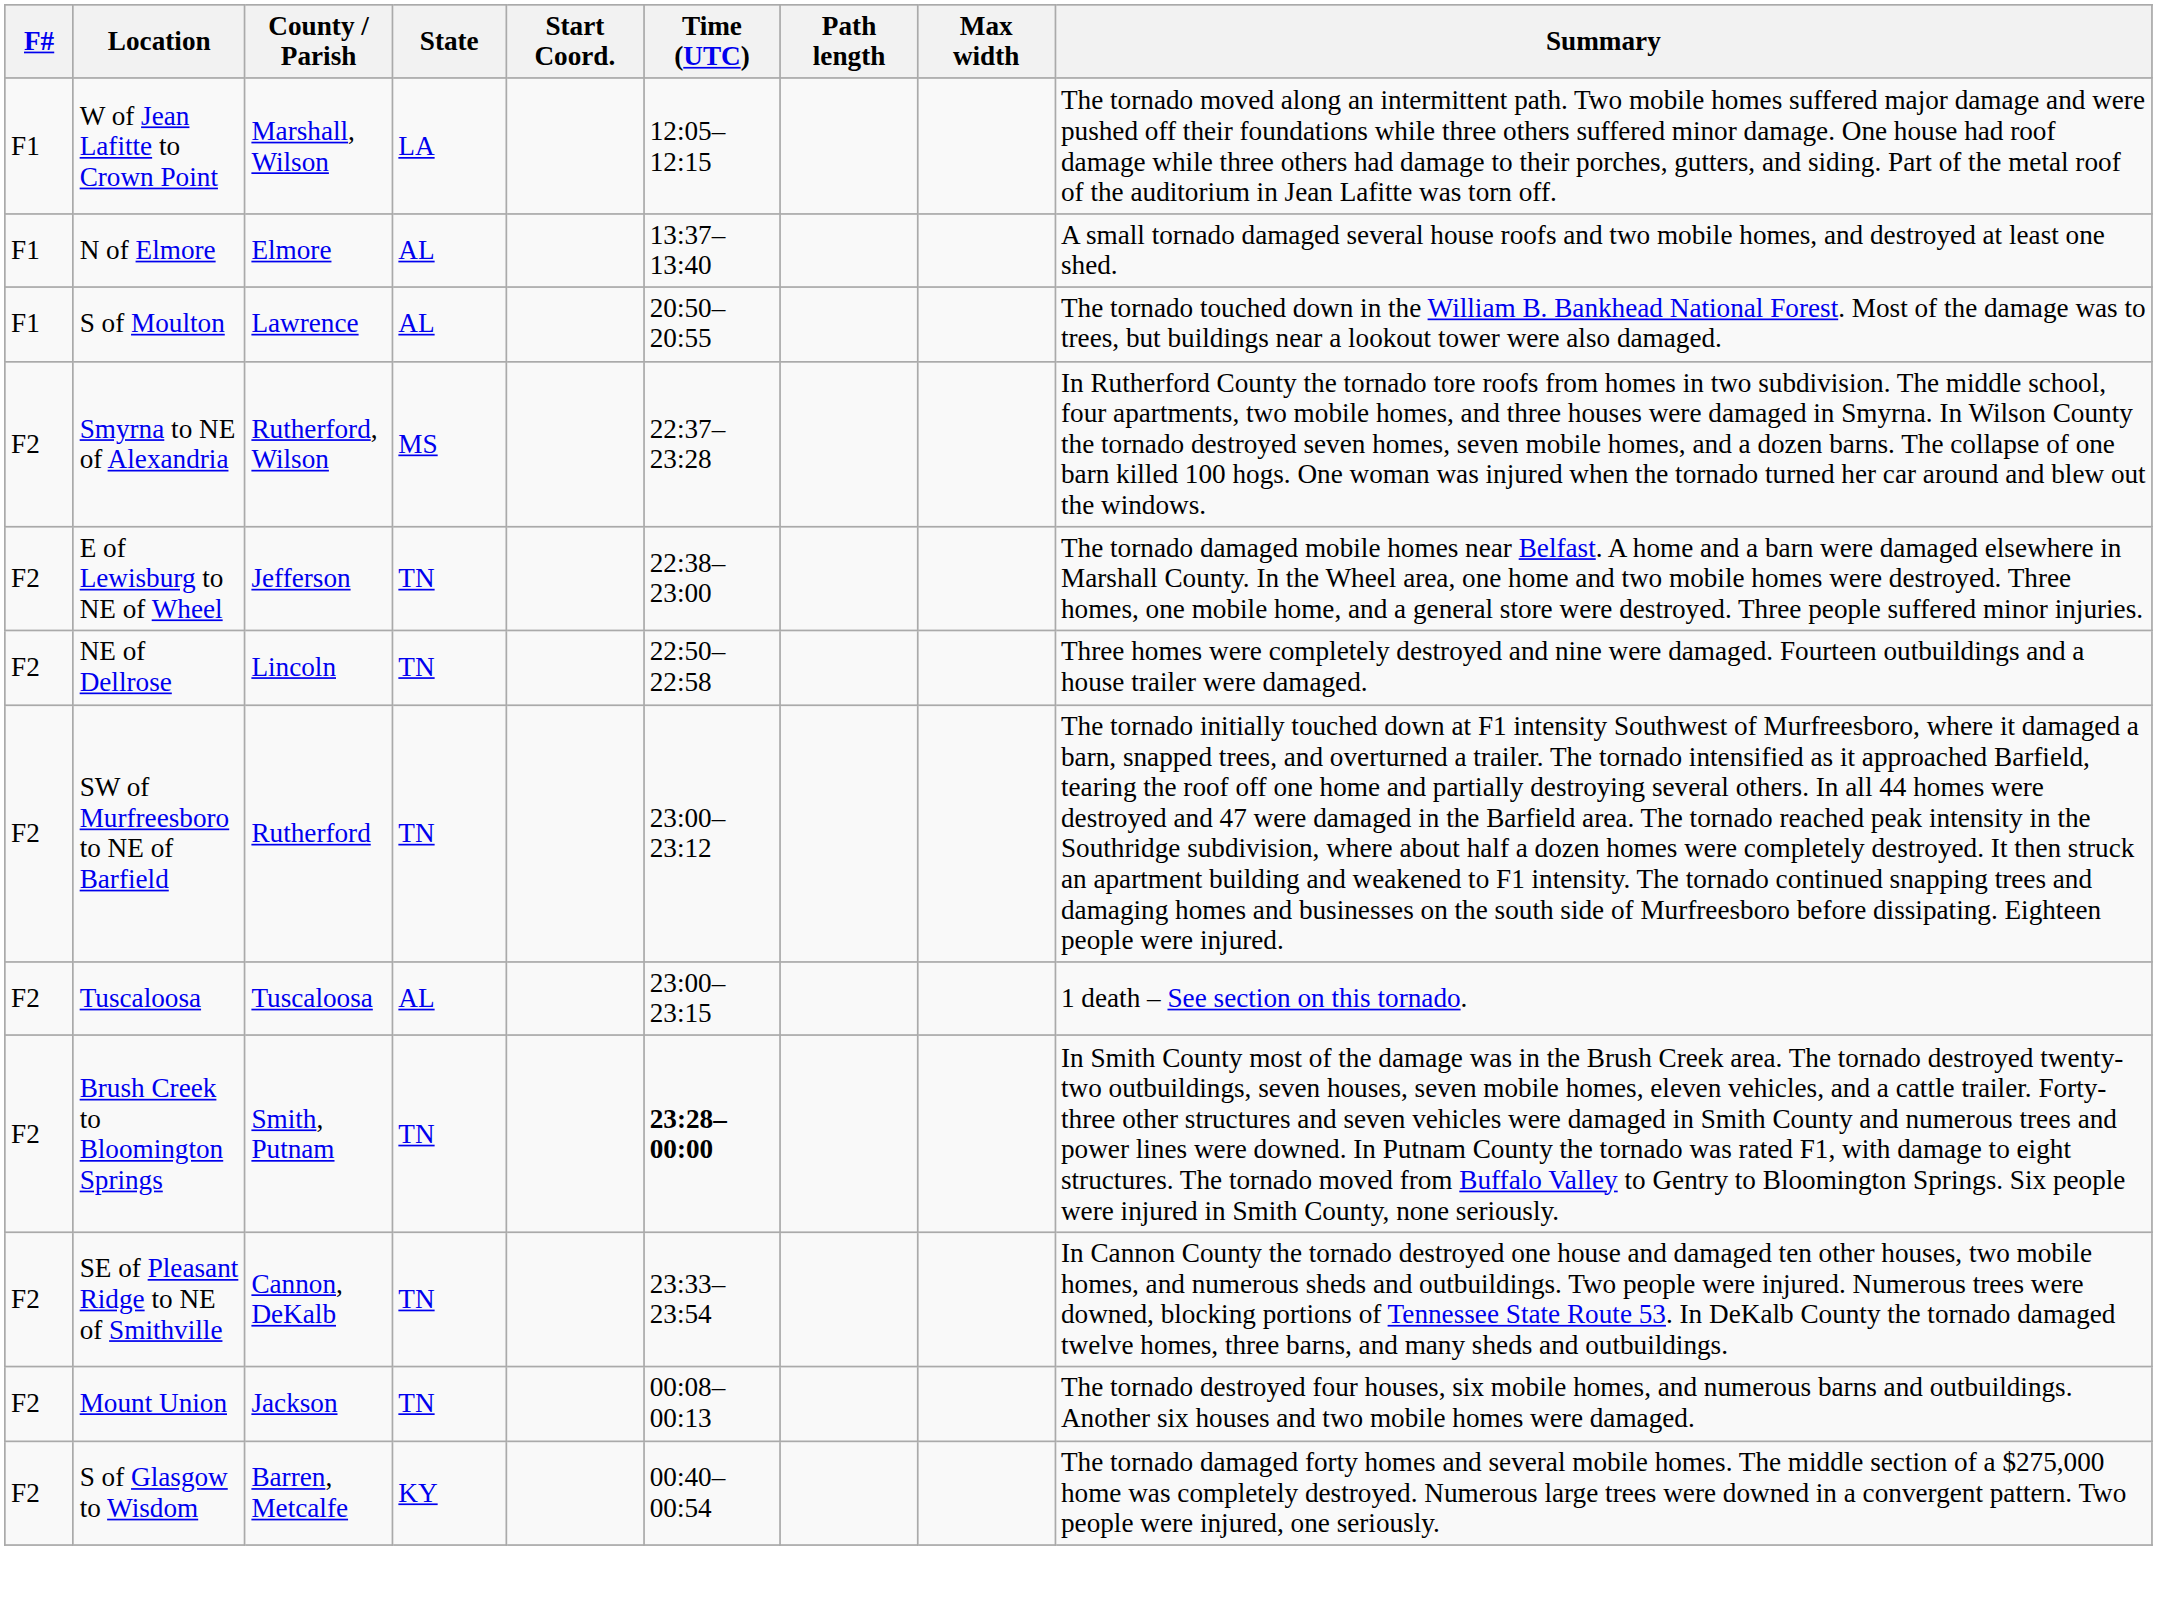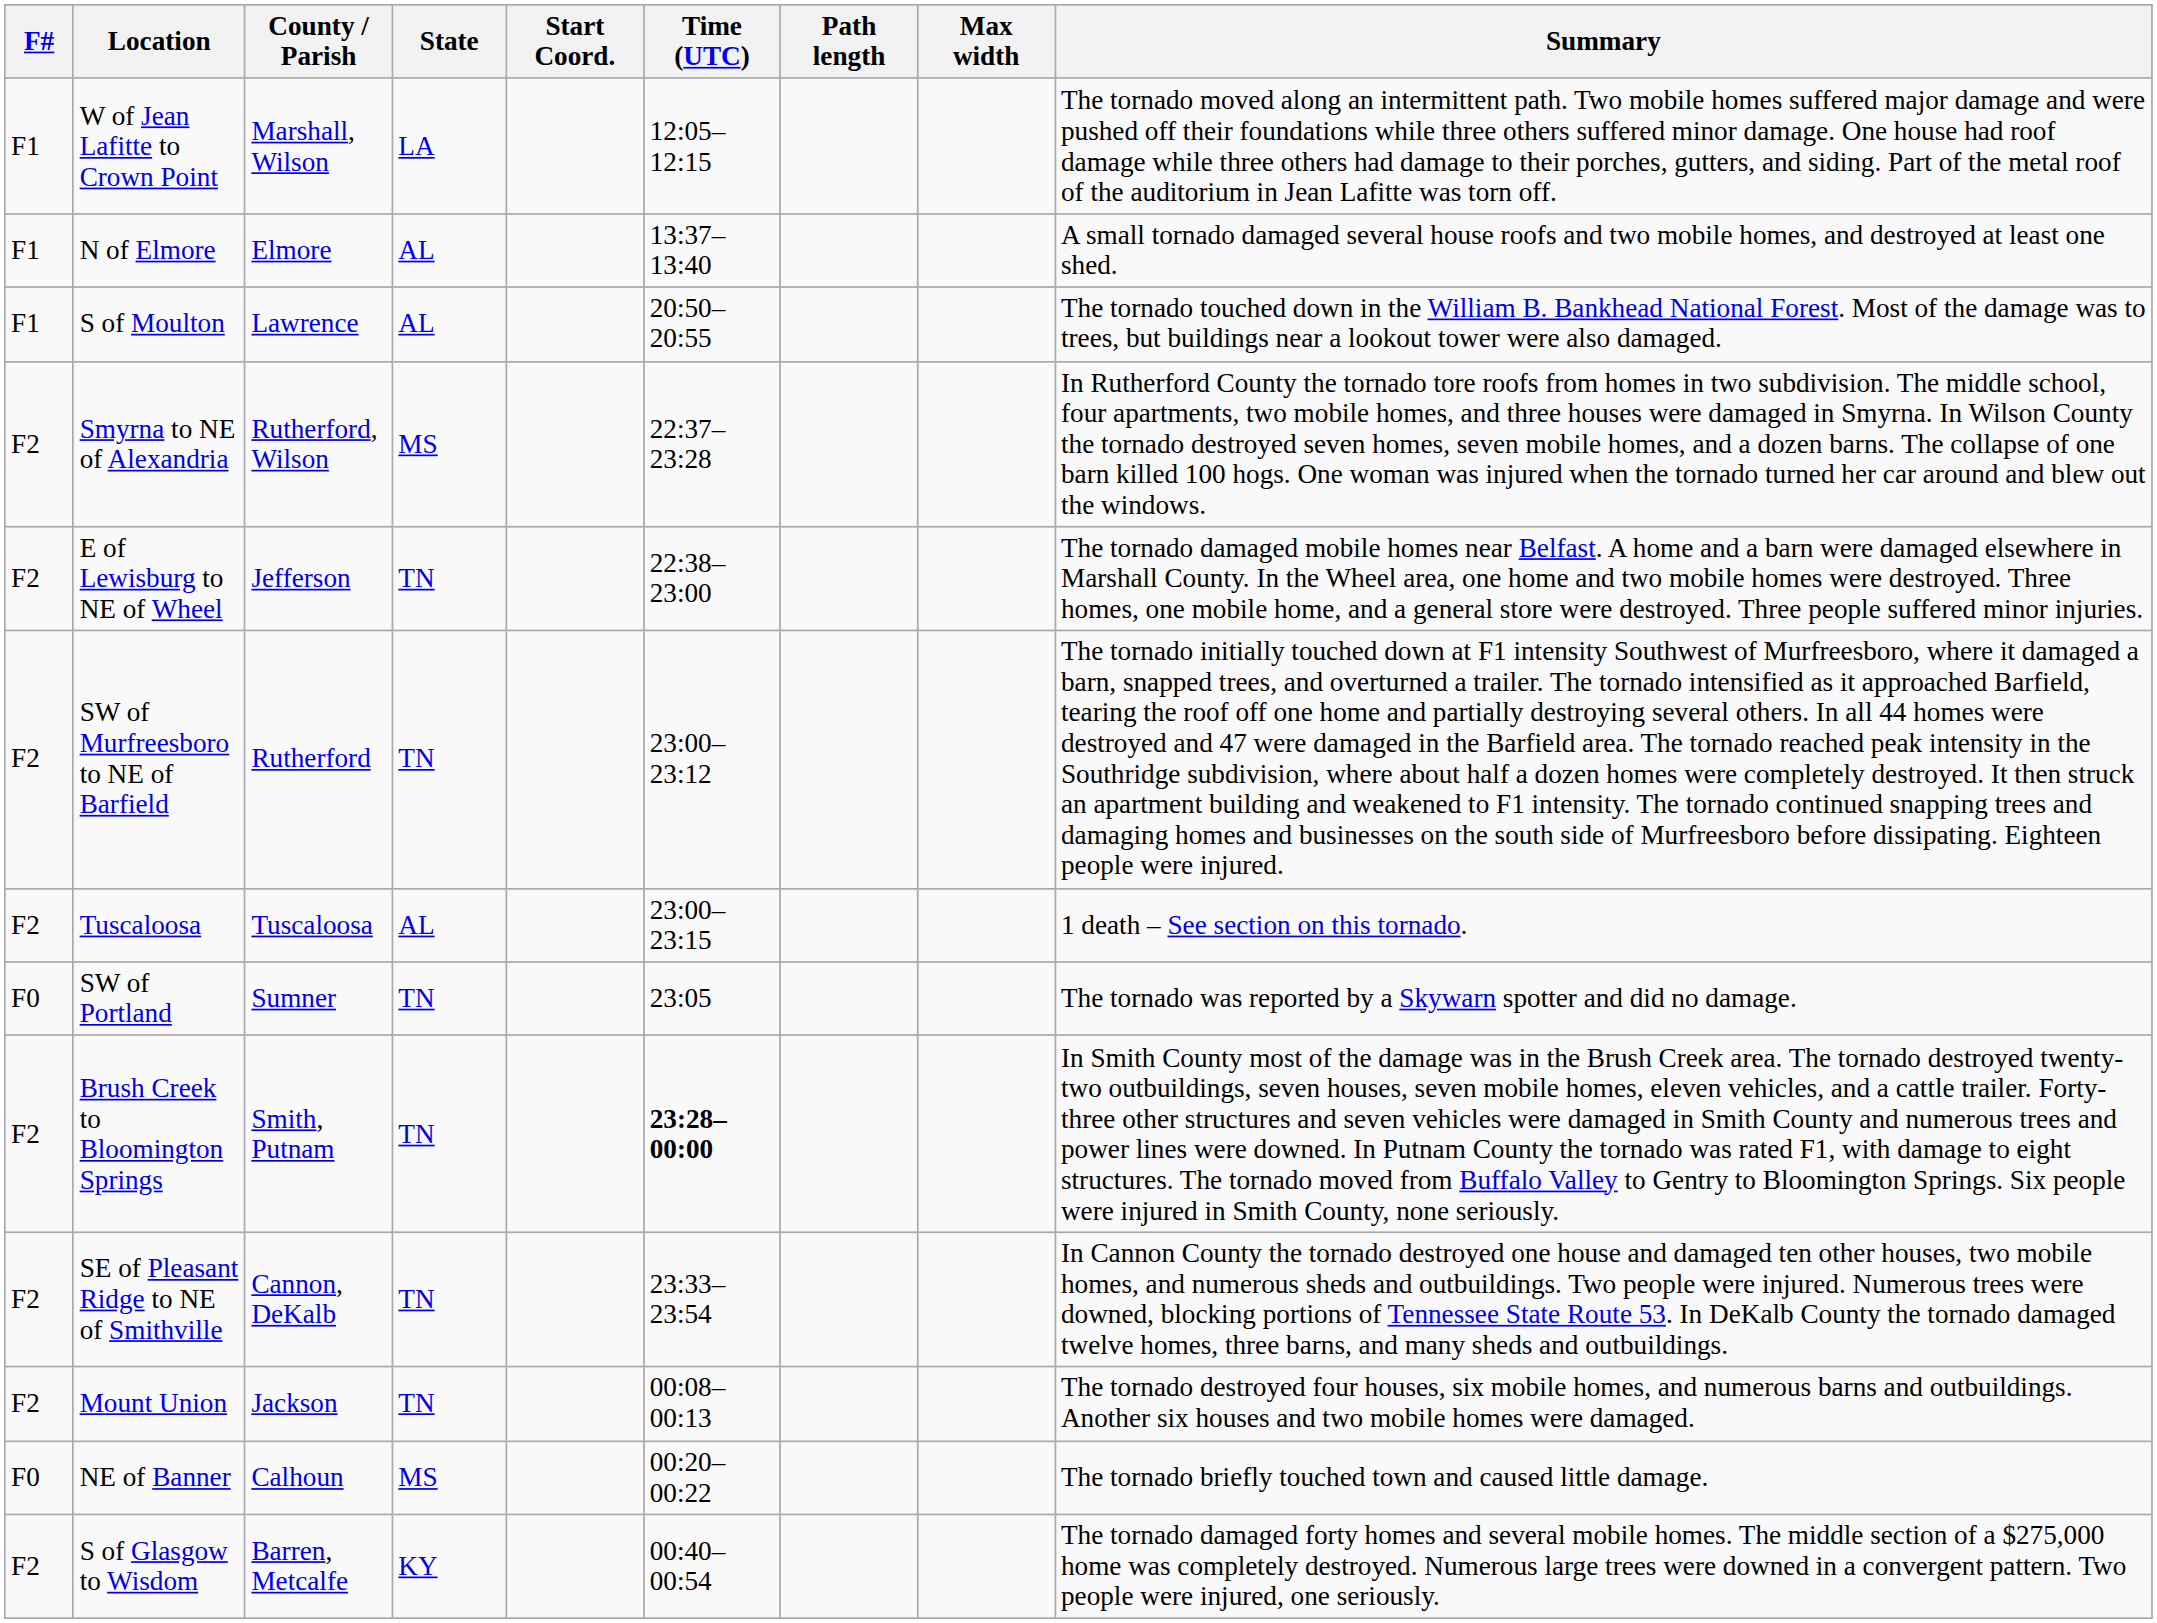- row: (126, 667)
+ row: (126, 998)
+ row: (155, 1477)
